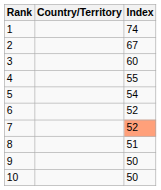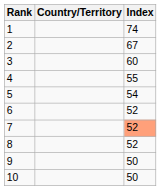(132, 144) 51 -> (132, 144) 52
